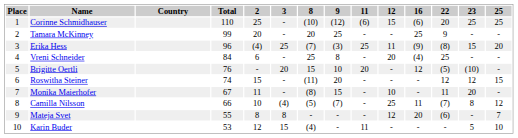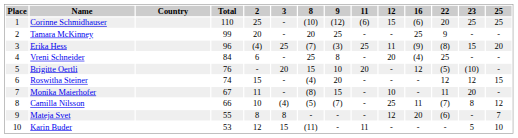(311, 81) (11) -> (311, 81) (4)
(311, 127) (4) -> (311, 127) (11)
